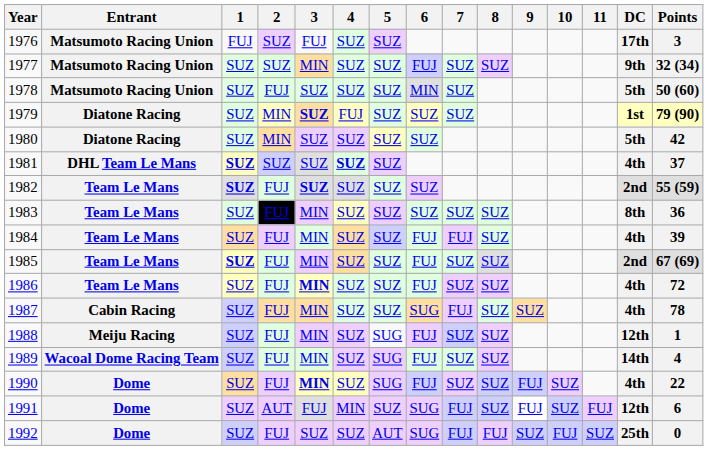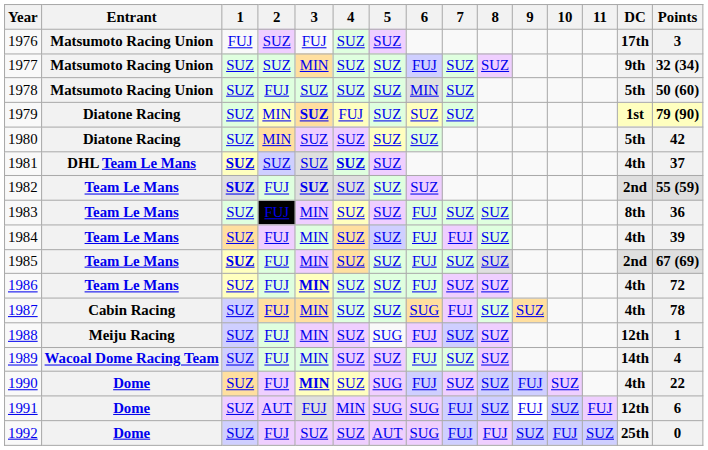(424, 212) SUZ -> (424, 212) FUJ
(387, 359) SUG -> (387, 359) SUZ
(387, 408) SUZ -> (387, 408) SUG
